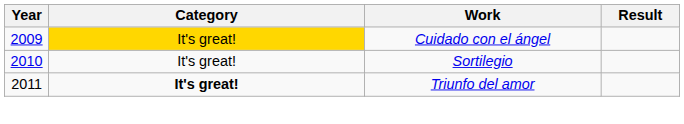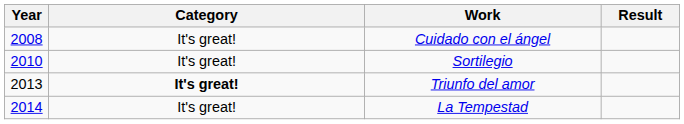(27, 38) 2009 -> (27, 38) 2008
(207, 38) gold background -> (207, 38) no background
(27, 84) 2011 -> (27, 84) 2013
+ row: (483, 107)
